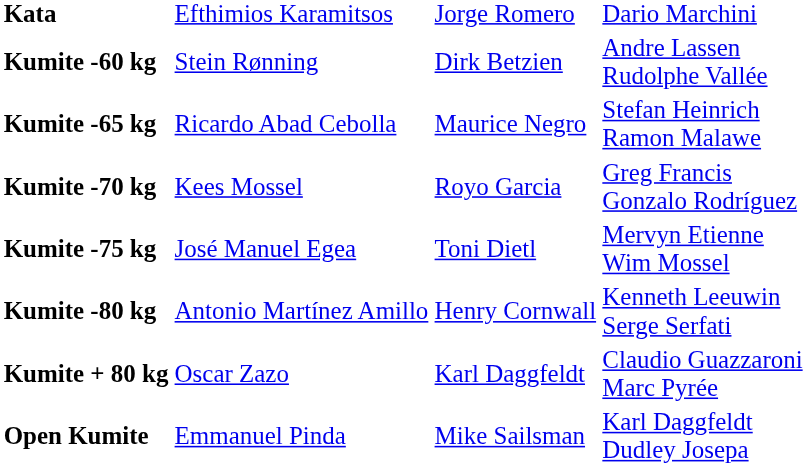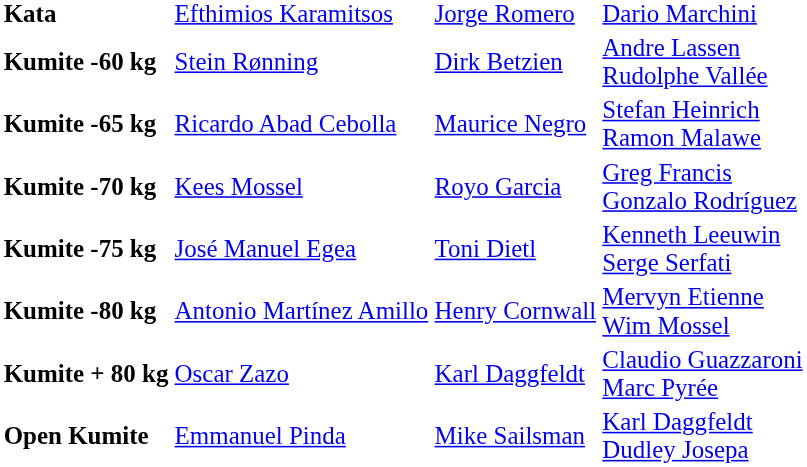(683, 248) Mervyn Etienne Wim Mossel -> (691, 248) Kenneth Leeuwin Serge Serfati
(691, 311) Kenneth Leeuwin Serge Serfati -> (683, 311) Mervyn Etienne Wim Mossel
